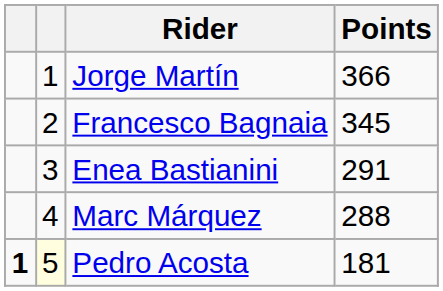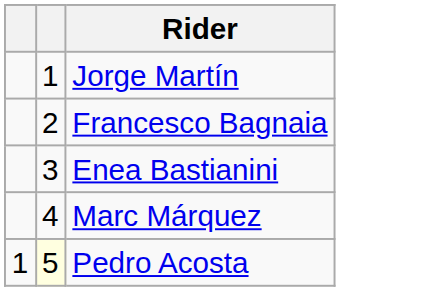- column: (387, 29)
(20, 263) bold -> (20, 263) normal
